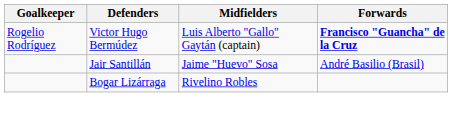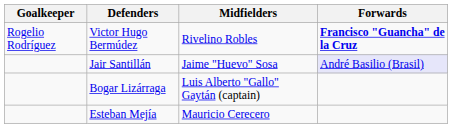(230, 38) Luis Alberto "Gallo" Gaytán (captain) -> (220, 38) Rivelino Robles
(372, 63) no background -> (372, 63) lavender background
(220, 82) Rivelino Robles -> (230, 89) Luis Alberto "Gallo" Gaytán (captain)
+ row: (123, 114)
